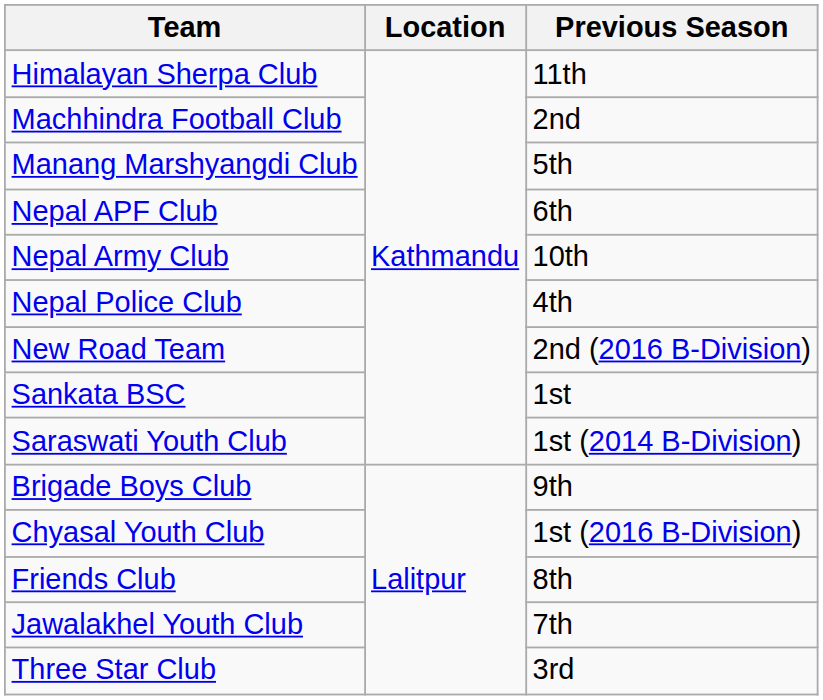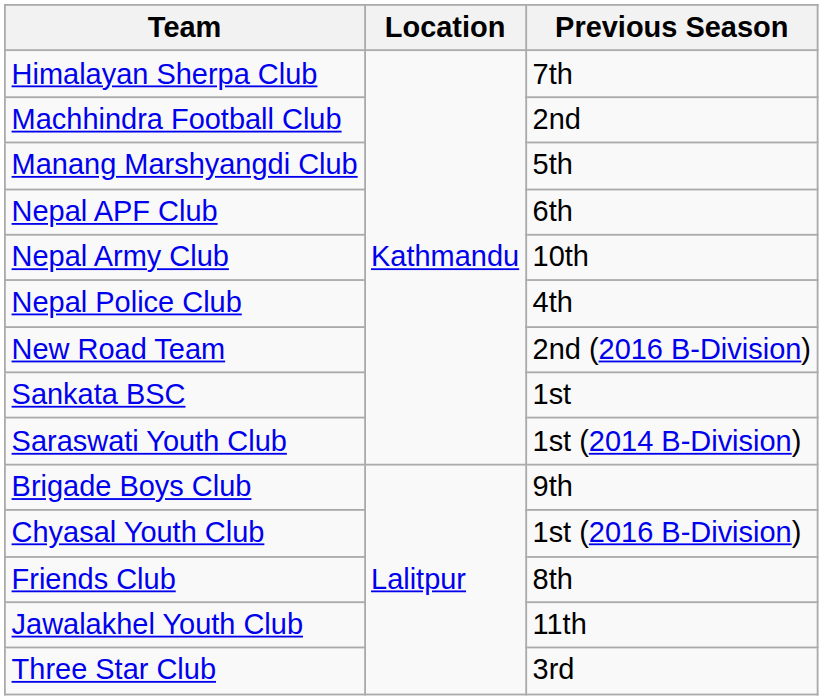(560, 73) 11th -> (553, 73) 7th
(553, 624) 7th -> (560, 624) 11th
